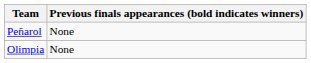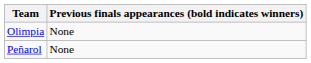rows swapped: (24, 31) <-> (26, 49)
